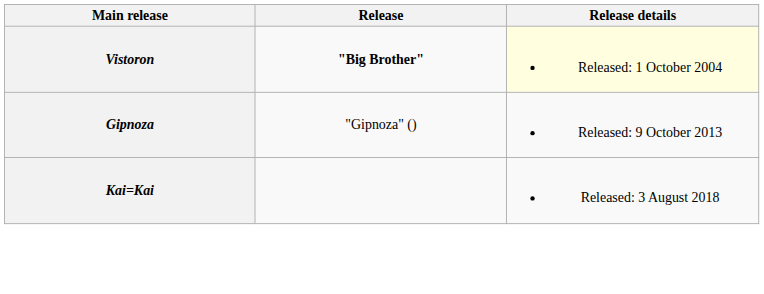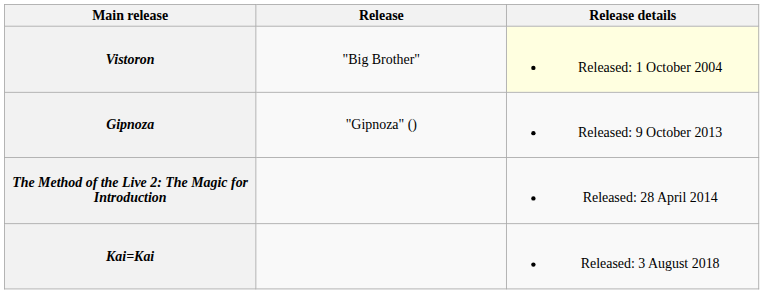(381, 59) bold -> (381, 59) normal
+ row: (130, 190)
